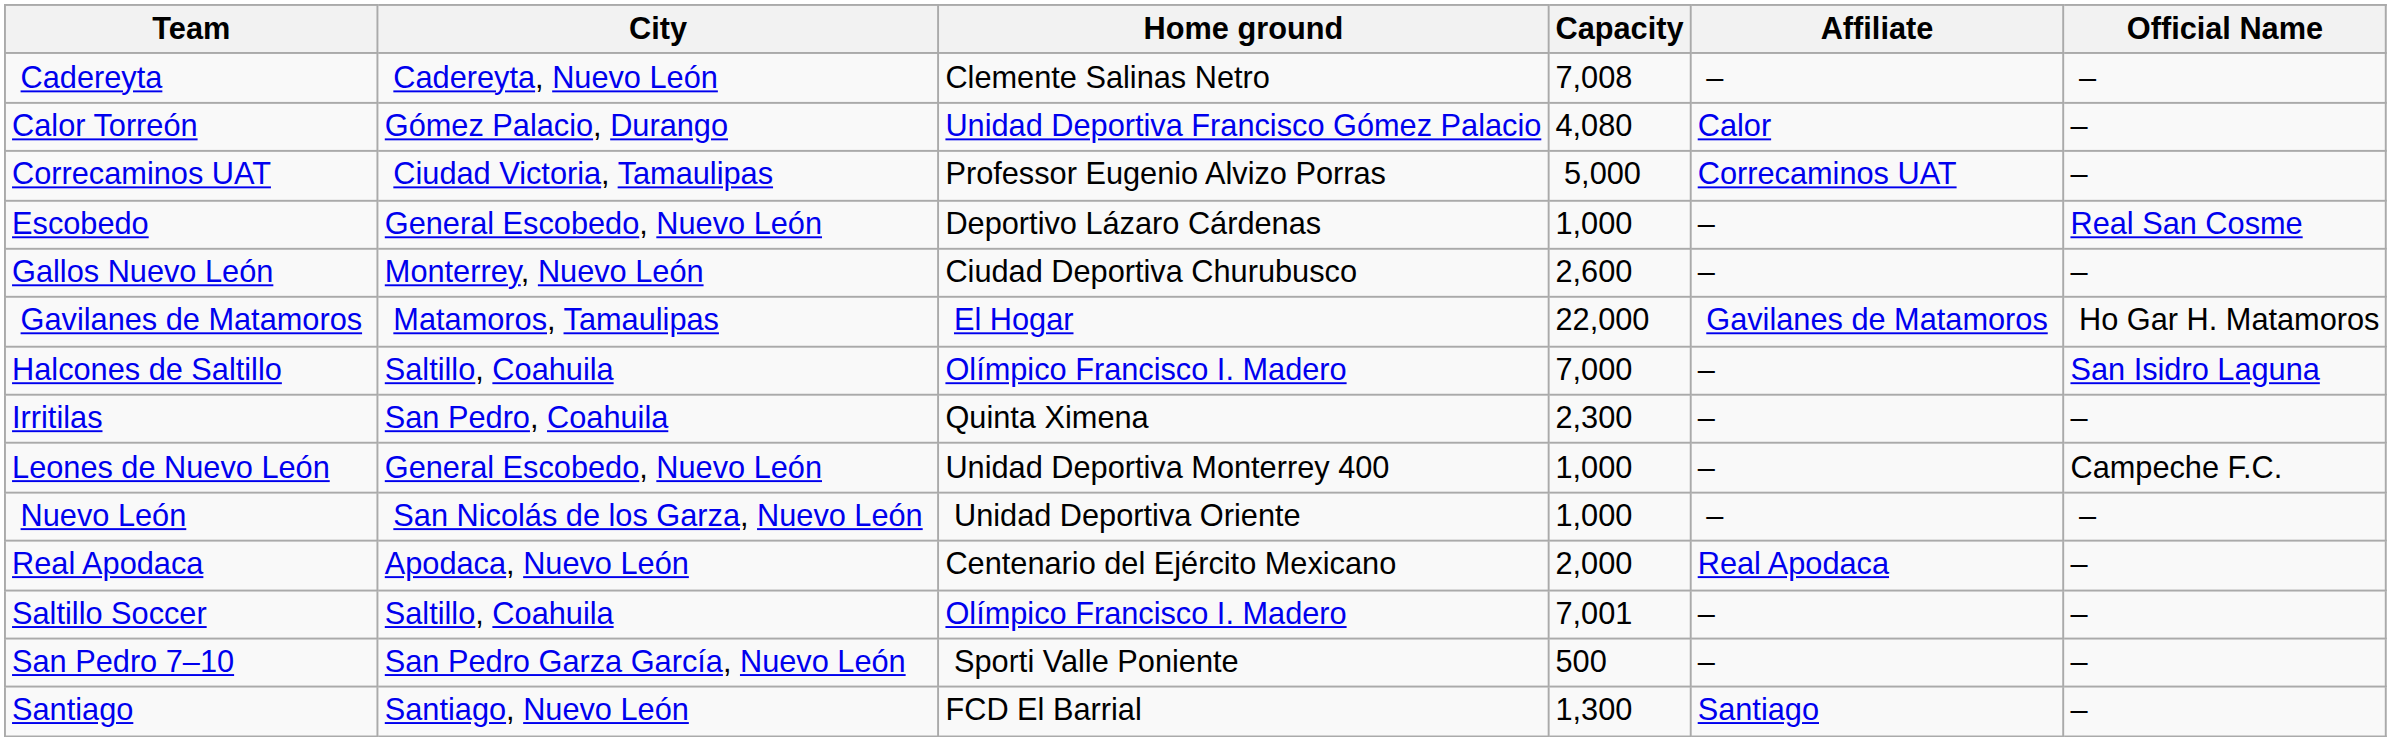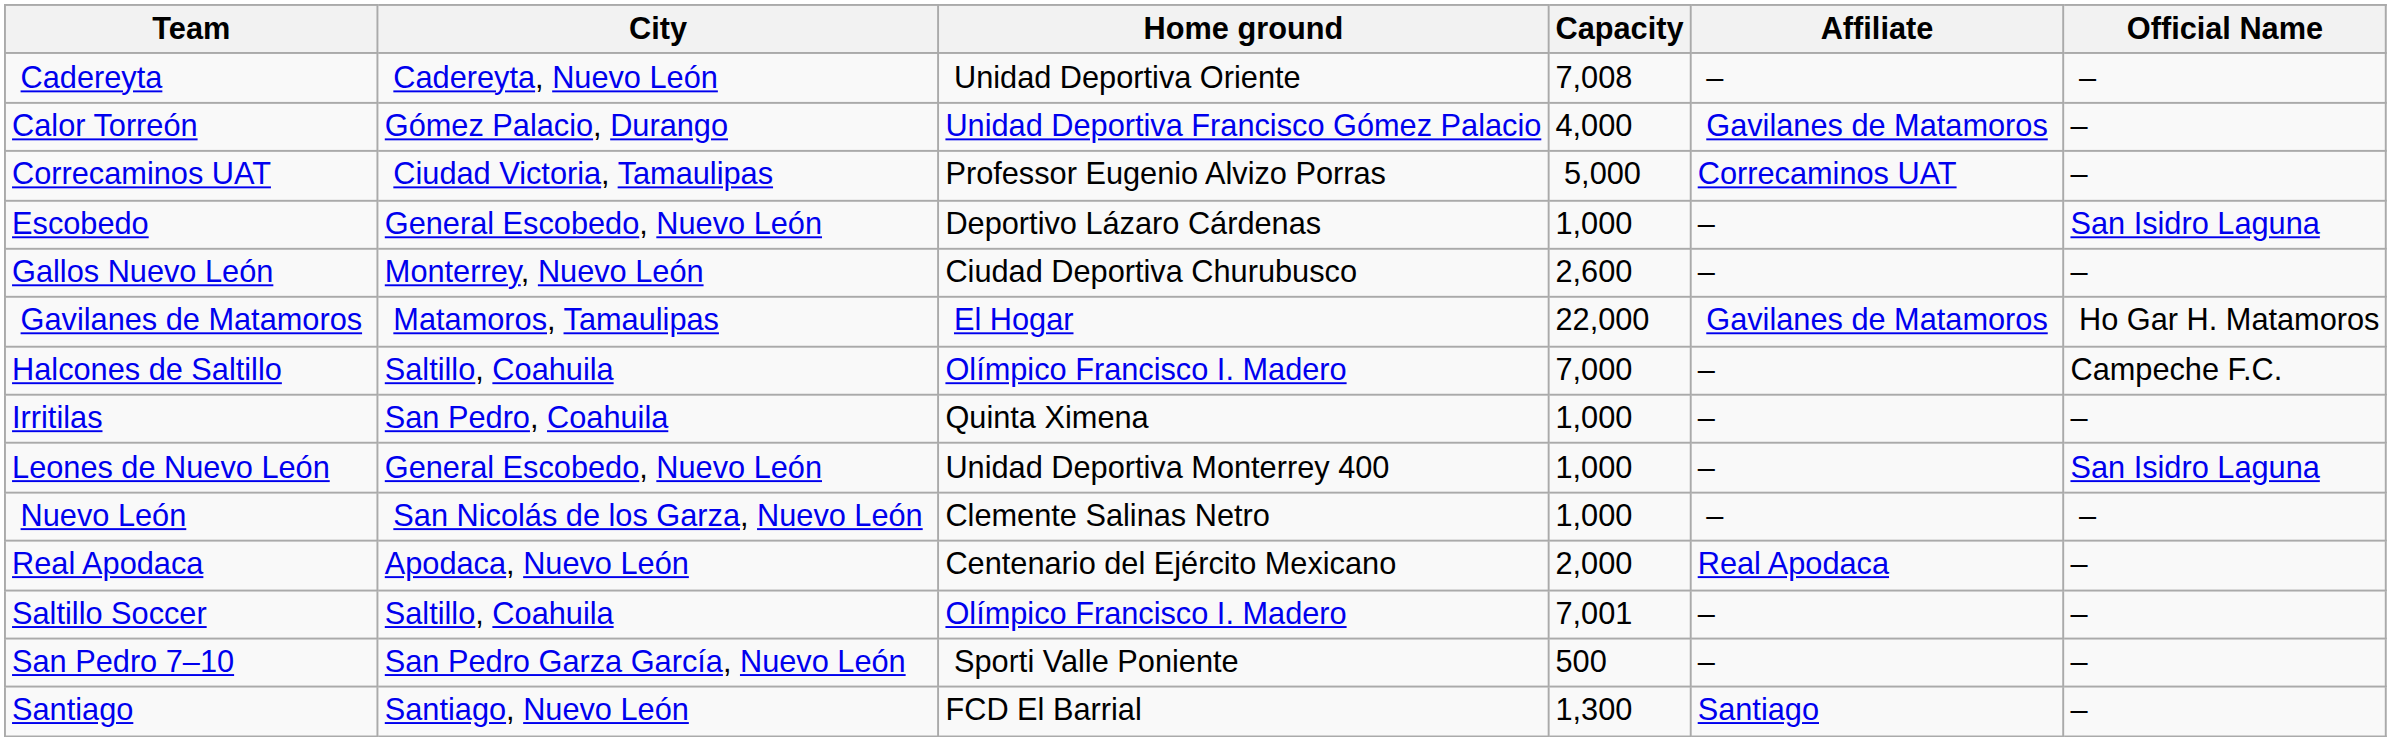(1108, 77) Clemente Salinas Netro -> (1123, 77) Unidad Deportiva Oriente
(1594, 126) 4,080 -> (1594, 126) 4,000
(1734, 126) Calor -> (1877, 126) Gavilanes de Matamoros
(2187, 223) Real San Cosme -> (2195, 223) San Isidro Laguna
(2195, 369) San Isidro Laguna -> (2176, 369) Campeche F.C.
(1594, 418) 2,300 -> (1594, 418) 1,000
(2176, 467) Campeche F.C. -> (2195, 467) San Isidro Laguna
(1123, 516) Unidad Deportiva Oriente -> (1108, 516) Clemente Salinas Netro
